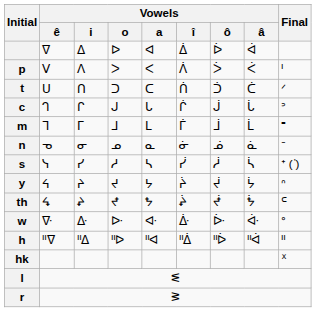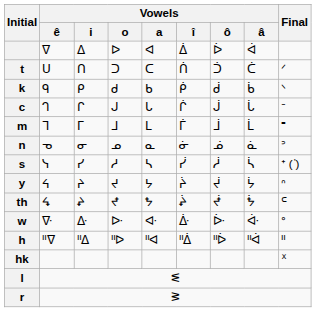- row: (22, 69)
+ row: (22, 88)
(283, 107) ᐣ -> (283, 107) ᐨ
(283, 145) ᐨ -> (283, 145) ᐣ
